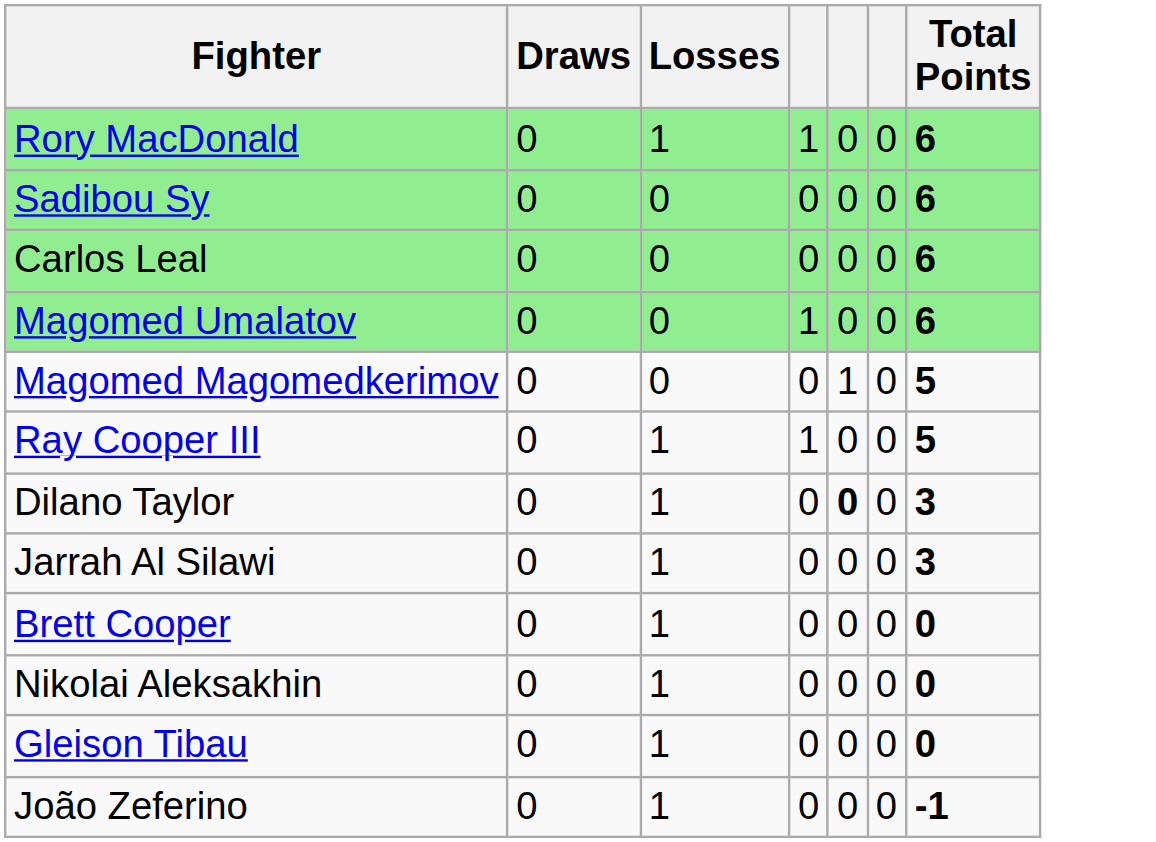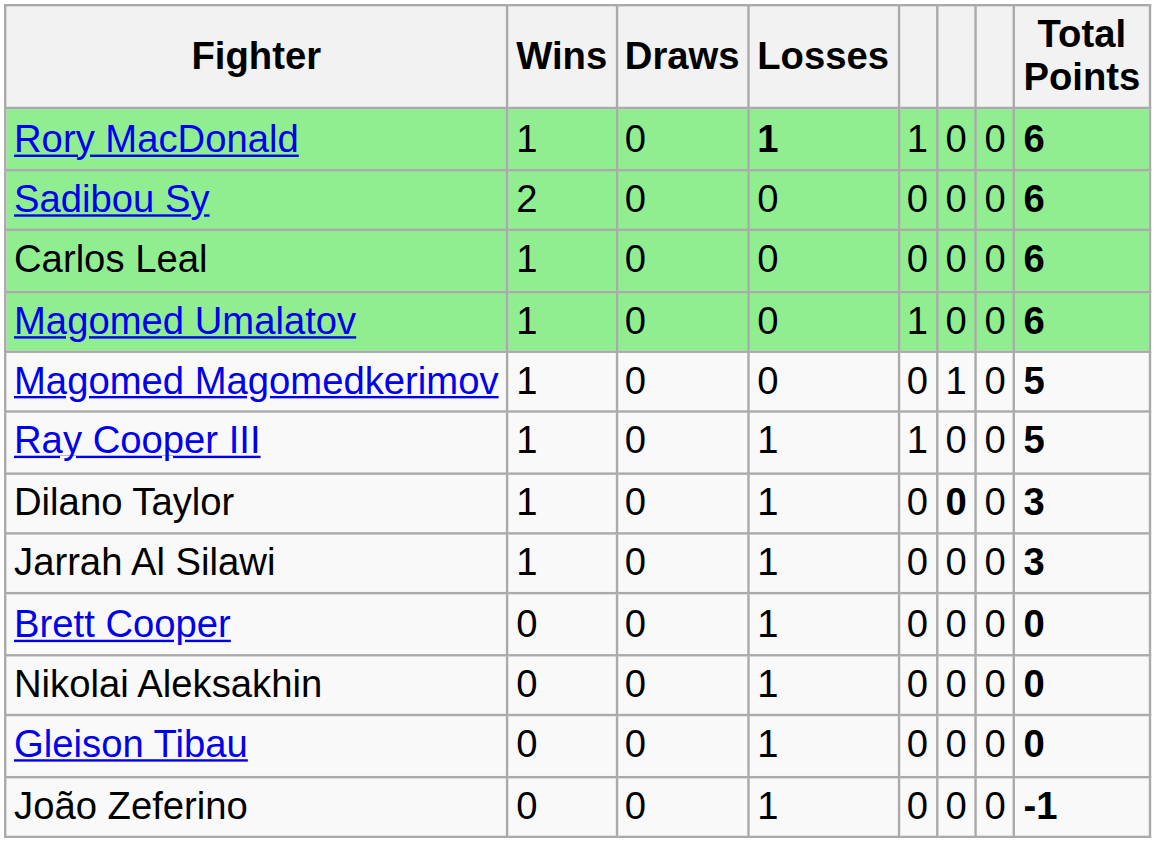+ column: (562, 56)
(659, 138) normal -> (768, 138) bold
